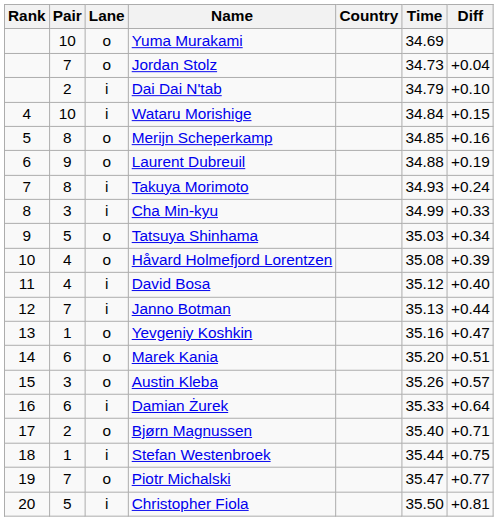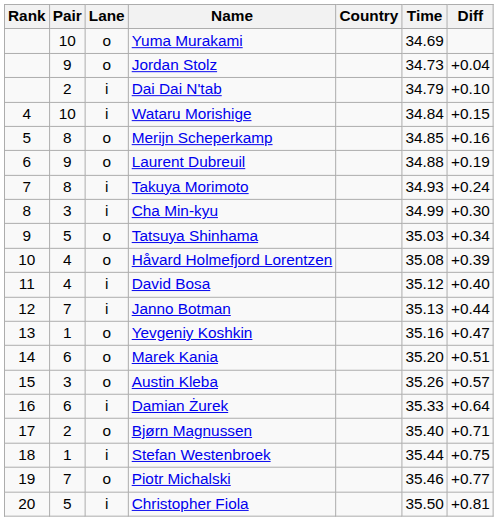(67, 65) 7 -> (67, 65) 9
(470, 211) +0.33 -> (470, 211) +0.30
(425, 479) 35.47 -> (425, 479) 35.46
